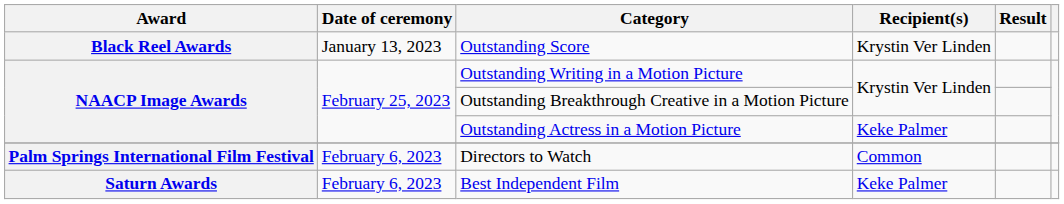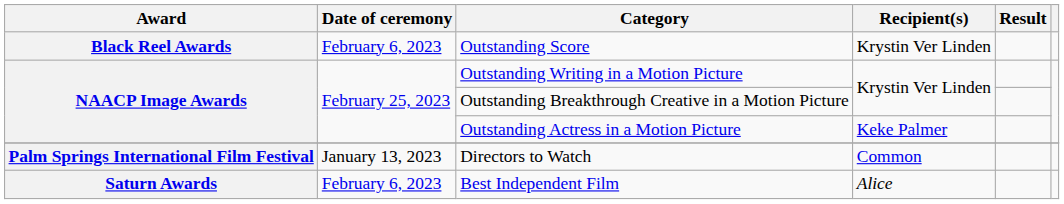(382, 45) January 13, 2023 -> (382, 45) February 6, 2023
(382, 156) February 6, 2023 -> (382, 156) January 13, 2023
(902, 184) Keke Palmer -> (875, 184) Alice
